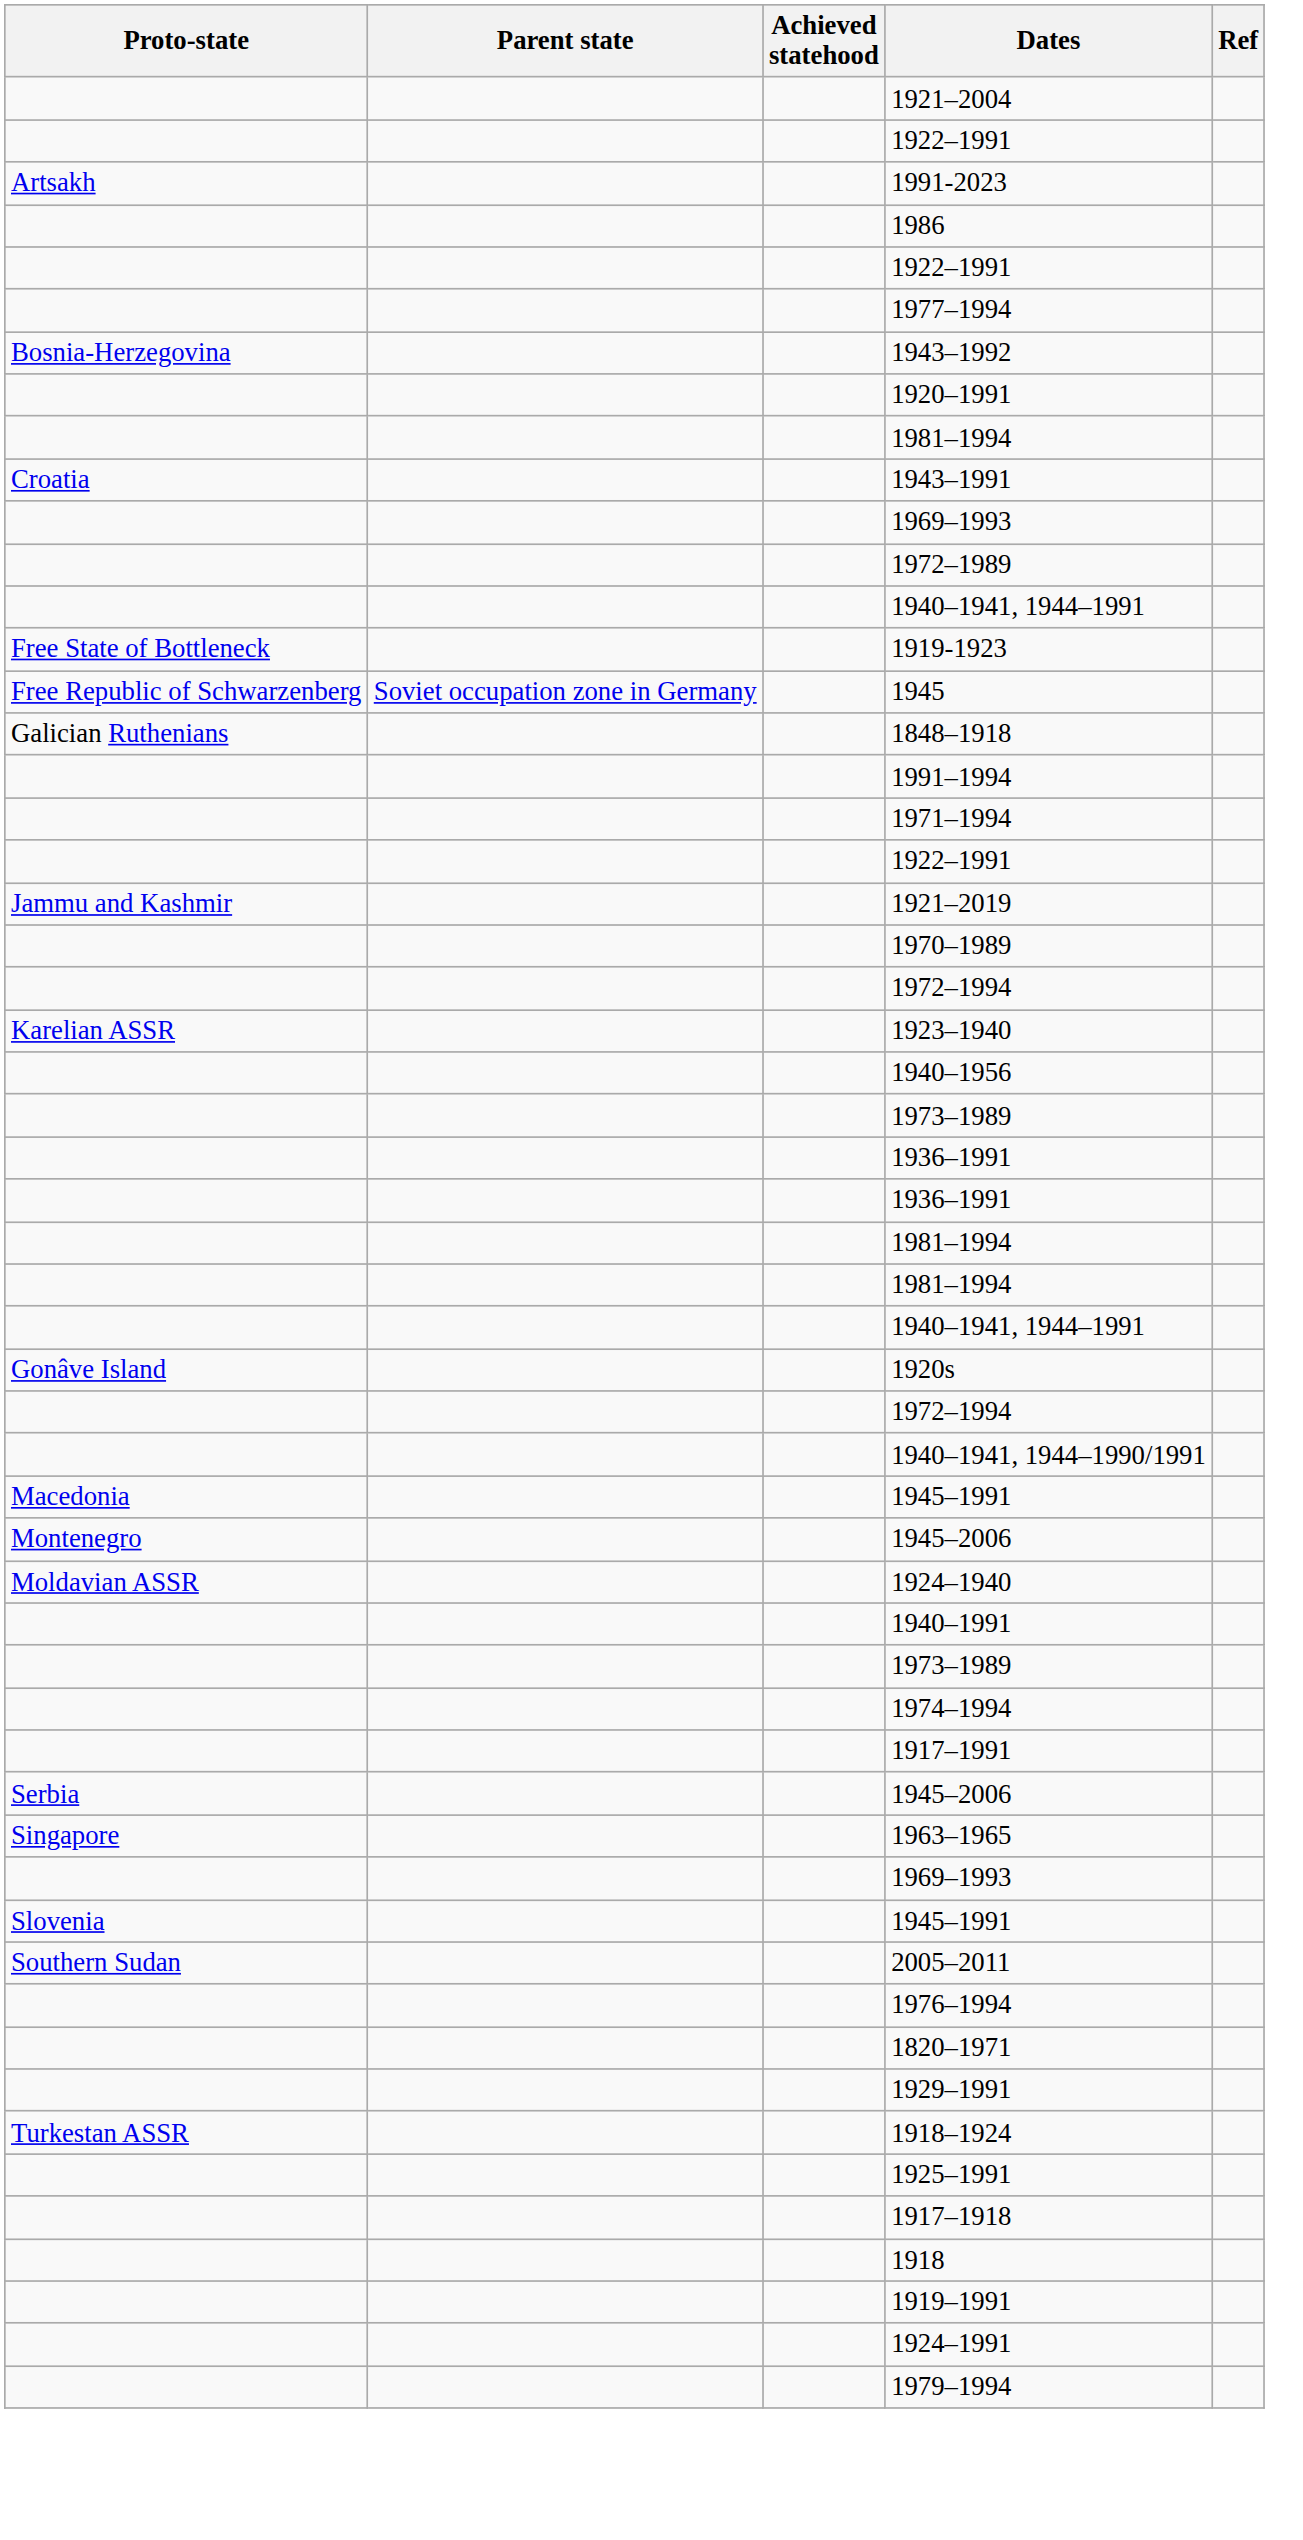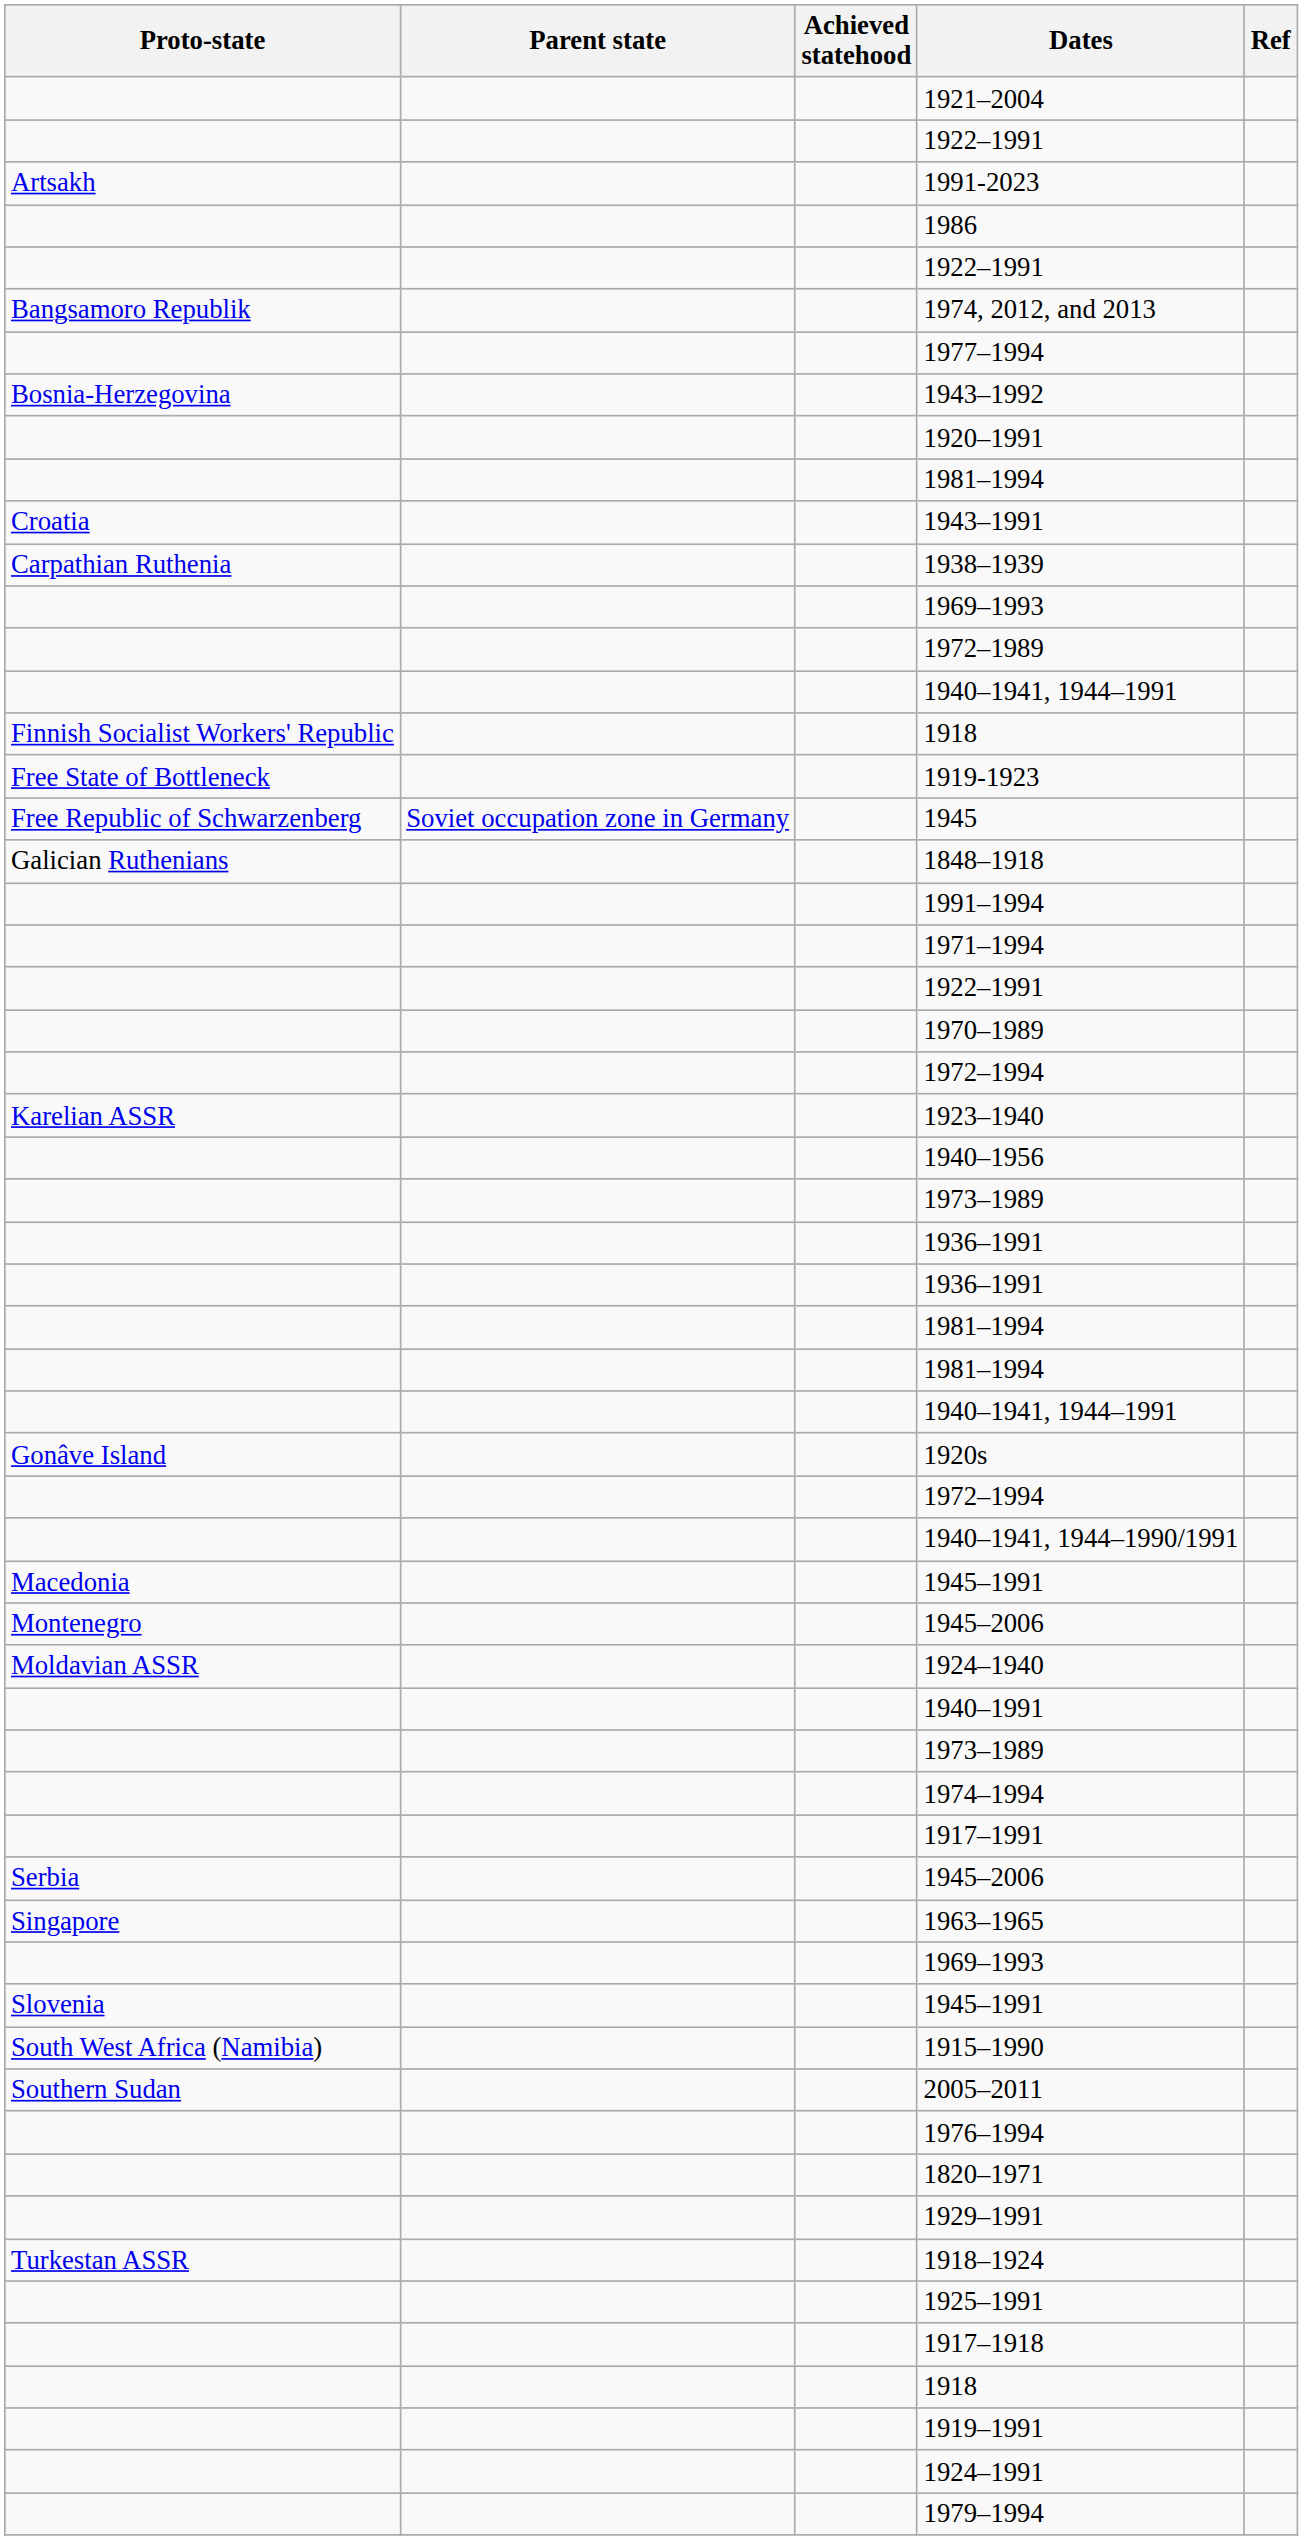+ row: (131, 310)
+ row: (121, 564)
+ row: (202, 733)
- row: (122, 903)
+ row: (167, 2047)
